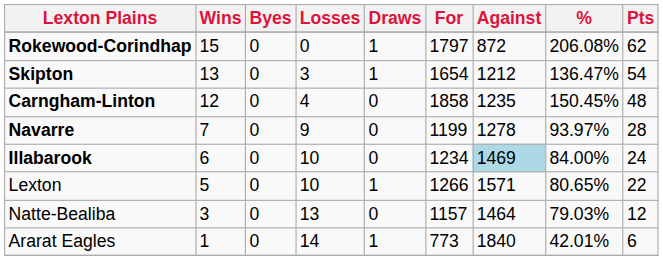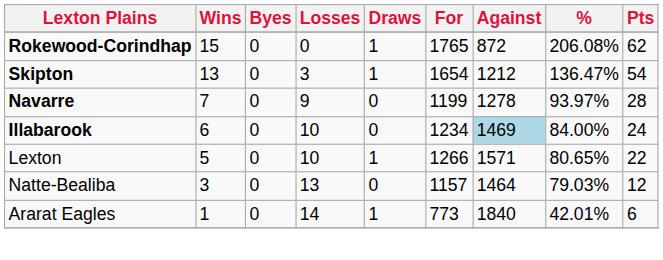(449, 46) 1797 -> (449, 46) 1765
- row: (82, 102)
